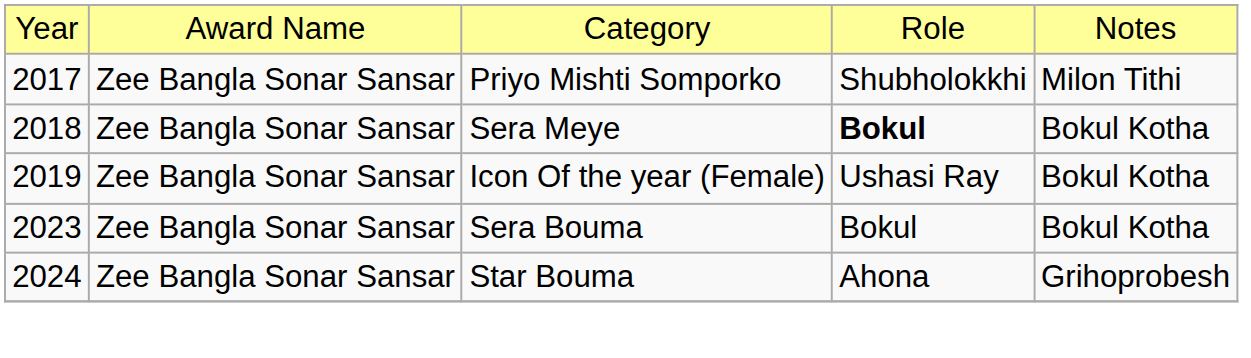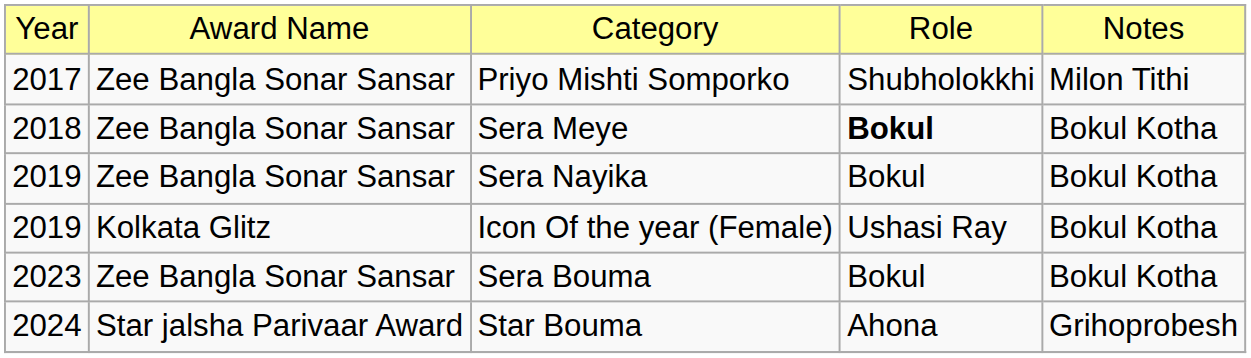+ row: (562, 177)
(275, 177) Zee Bangla Sonar Sansar -> (184, 227) Kolkata Glitz
(275, 276) Zee Bangla Sonar Sansar -> (279, 326) Star jalsha Parivaar Award
